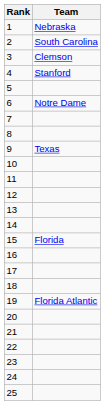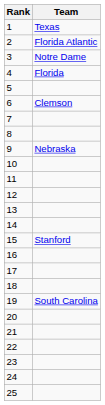(55, 27) Nebraska -> (47, 27) Texas
(66, 42) South Carolina -> (66, 42) Florida Atlantic
(53, 57) Clemson -> (60, 57) Notre Dame
(53, 73) Stanford -> (49, 73) Florida
(60, 103) Notre Dame -> (53, 103) Clemson
(47, 149) Texas -> (55, 149) Nebraska
(49, 240) Florida -> (53, 240) Stanford
(66, 301) Florida Atlantic -> (66, 301) South Carolina
